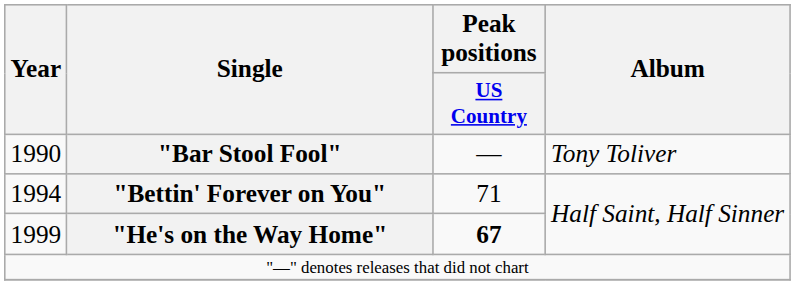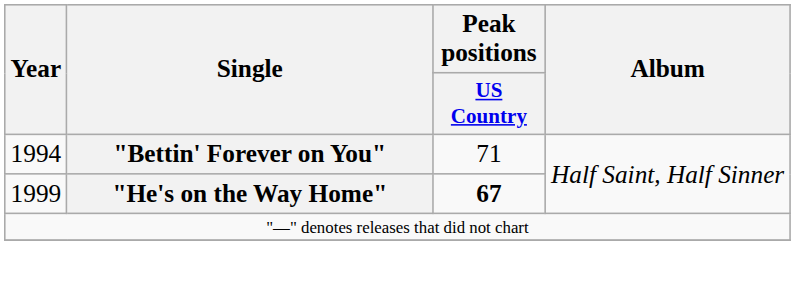- row: (250, 153)
